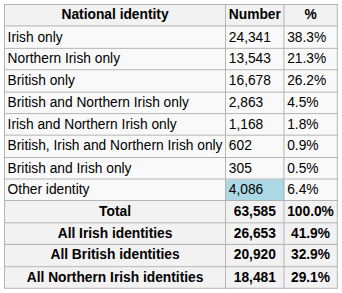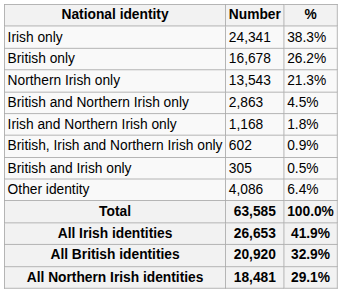rows swapped: (41, 80) <-> (64, 59)
(246, 189) lightblue background -> (246, 189) no background
